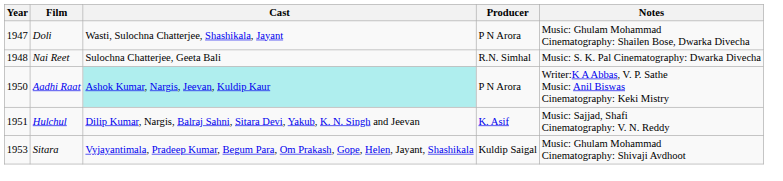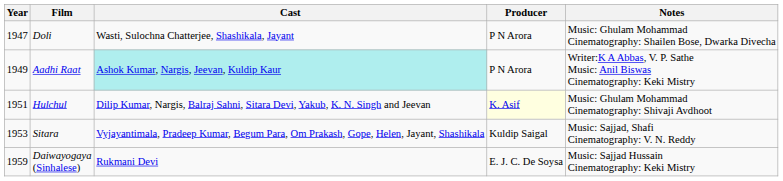- row: (51, 58)
(17, 86) 1950 -> (17, 70) 1949
(494, 121) no background -> (505, 104) lightyellow background
(606, 121) Music: Sajjad, Shafi Cinematography: V. N. Reddy -> (640, 104) Music: Ghulam Mohammad Cinematography: Shivaji Avdhoot
(614, 150) Music: Ghulam Mohammad Cinematography: Shivaji Avdhoot -> (632, 133) Music: Sajjad, Shafi Cinematography: V. N. Reddy
+ row: (62, 161)
